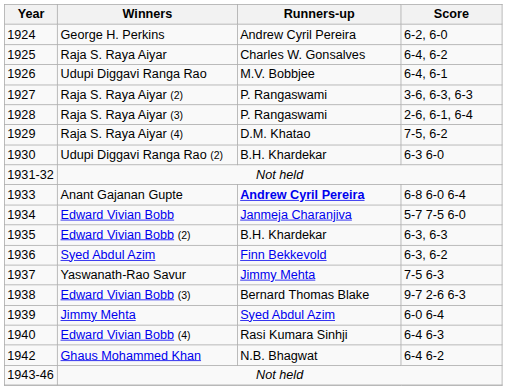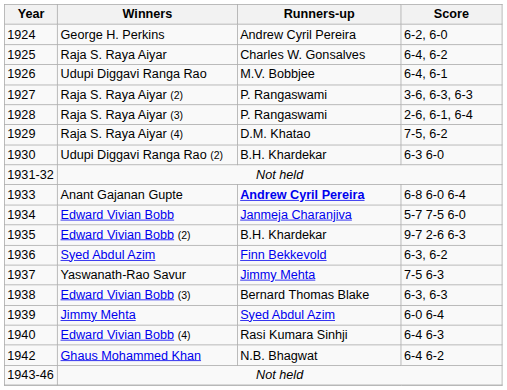(426, 235) 6-3, 6-3 -> (435, 235) 9-7 2-6 6-3
(435, 295) 9-7 2-6 6-3 -> (426, 295) 6-3, 6-3
